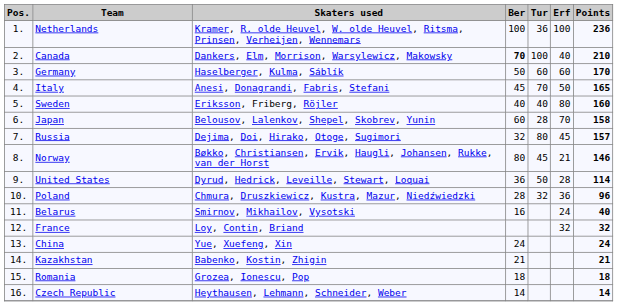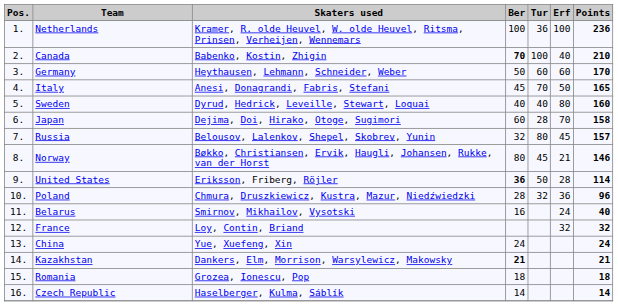(324, 56) Dankers, Elm, Morrison, Warsylewicz, Makowsky -> (261, 56) Babenko, Kostin, Zhigin
(269, 72) Haselberger, Kulma, Sáblík -> (301, 72) Heythausen, Lehmann, Schneider, Weber
(266, 104) Eriksson, Friberg, Röjler -> (312, 104) Dyrud, Hedrick, Leveille, Stewart, Loquai
(315, 120) Belousov, Lalenkov, Shepel, Skobrev, Yunin -> (298, 120) Dejima, Doi, Hirako, Otoge, Sugimori
(298, 136) Dejima, Doi, Hirako, Otoge, Sugimori -> (315, 136) Belousov, Lalenkov, Shepel, Skobrev, Yunin
(312, 180) Dyrud, Hedrick, Leveille, Stewart, Loquai -> (266, 180) Eriksson, Friberg, Röjler
(520, 180) normal -> (520, 180) bold
(261, 260) Babenko, Kostin, Zhigin -> (324, 260) Dankers, Elm, Morrison, Warsylewicz, Makowsky
(520, 260) normal -> (520, 260) bold
(301, 293) Heythausen, Lehmann, Schneider, Weber -> (269, 293) Haselberger, Kulma, Sáblík
